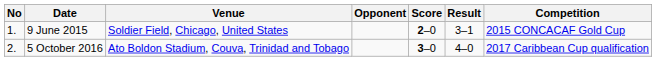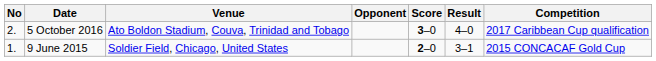rows swapped: (57, 30) <-> (65, 47)
